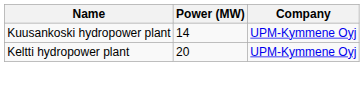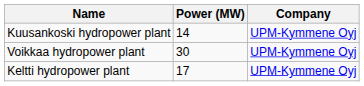+ row: (76, 52)
(183, 52) 20 -> (183, 71) 17
